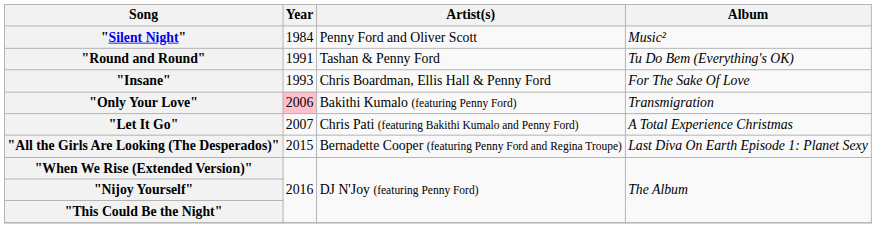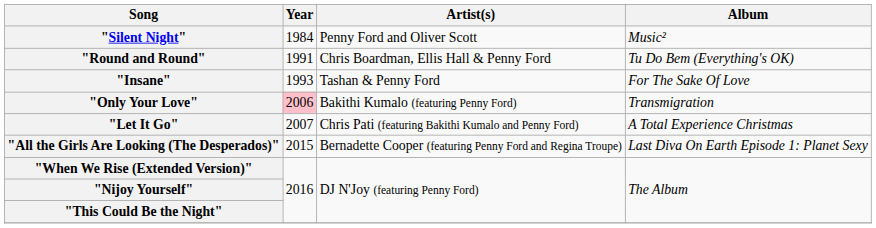(380, 59) Tashan & Penny Ford -> (435, 59) Chris Boardman, Ellis Hall & Penny Ford
(435, 80) Chris Boardman, Ellis Hall & Penny Ford -> (380, 80) Tashan & Penny Ford
